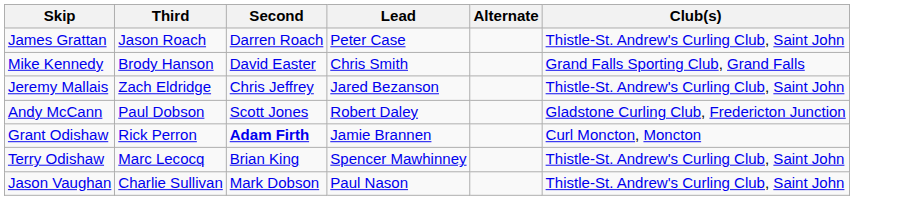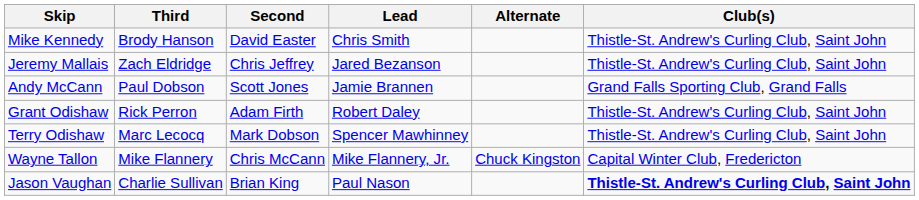- row: (57, 40)
(675, 64) Grand Falls Sporting Club, Grand Falls -> (737, 40) Thistle-St. Andrew's Curling Club, Saint John
(374, 111) Robert Daley -> (383, 87) Jamie Brannen
(696, 111) Gladstone Curling Club, Fredericton Junction -> (717, 87) Grand Falls Sporting Club, Grand Falls
(269, 135) bold -> (266, 111) normal
(381, 135) Jamie Brannen -> (376, 111) Robert Daley
(623, 135) Curl Moncton, Moncton -> (737, 111) Thistle-St. Andrew's Curling Club, Saint John
(264, 159) Brian King -> (274, 135) Mark Dobson
+ row: (53, 159)
(274, 183) Mark Dobson -> (264, 183) Brian King
(695, 183) normal -> (749, 183) bold
